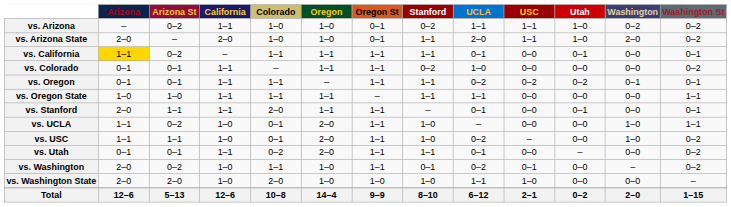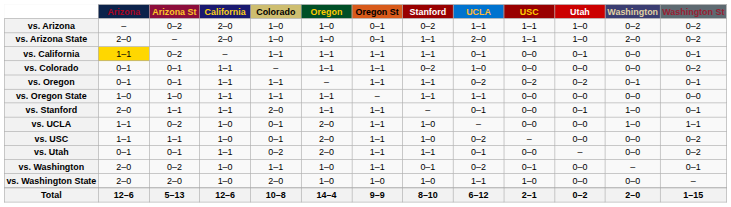(225, 26) 1–1 -> (225, 26) 2–0
(693, 96) 1–1 -> (693, 96) 0–0
(633, 110) 0–0 -> (633, 110) 1–0
(633, 139) 1–0 -> (633, 139) 0–0
(693, 167) 0–2 -> (693, 167) 0–1
